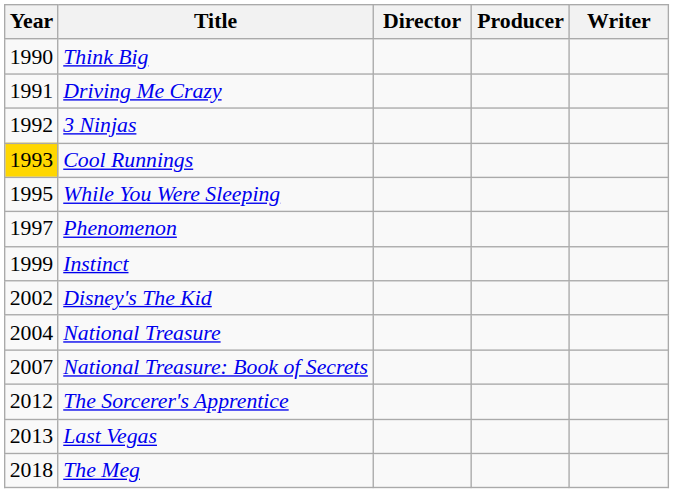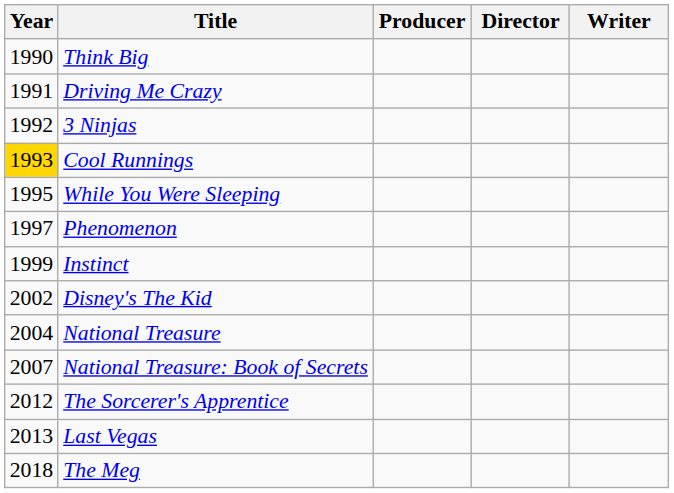columns swapped: (422, 21) <-> (521, 21)
